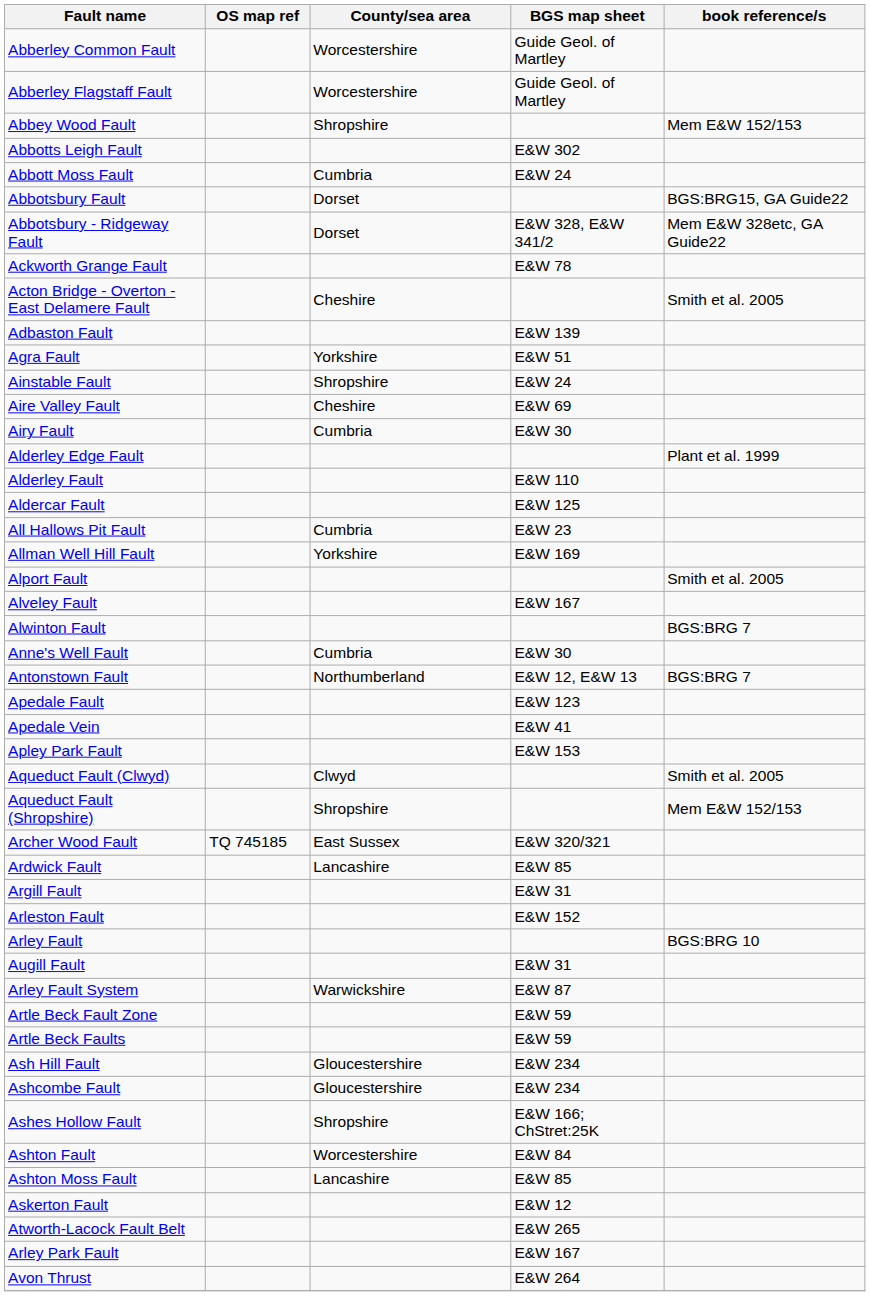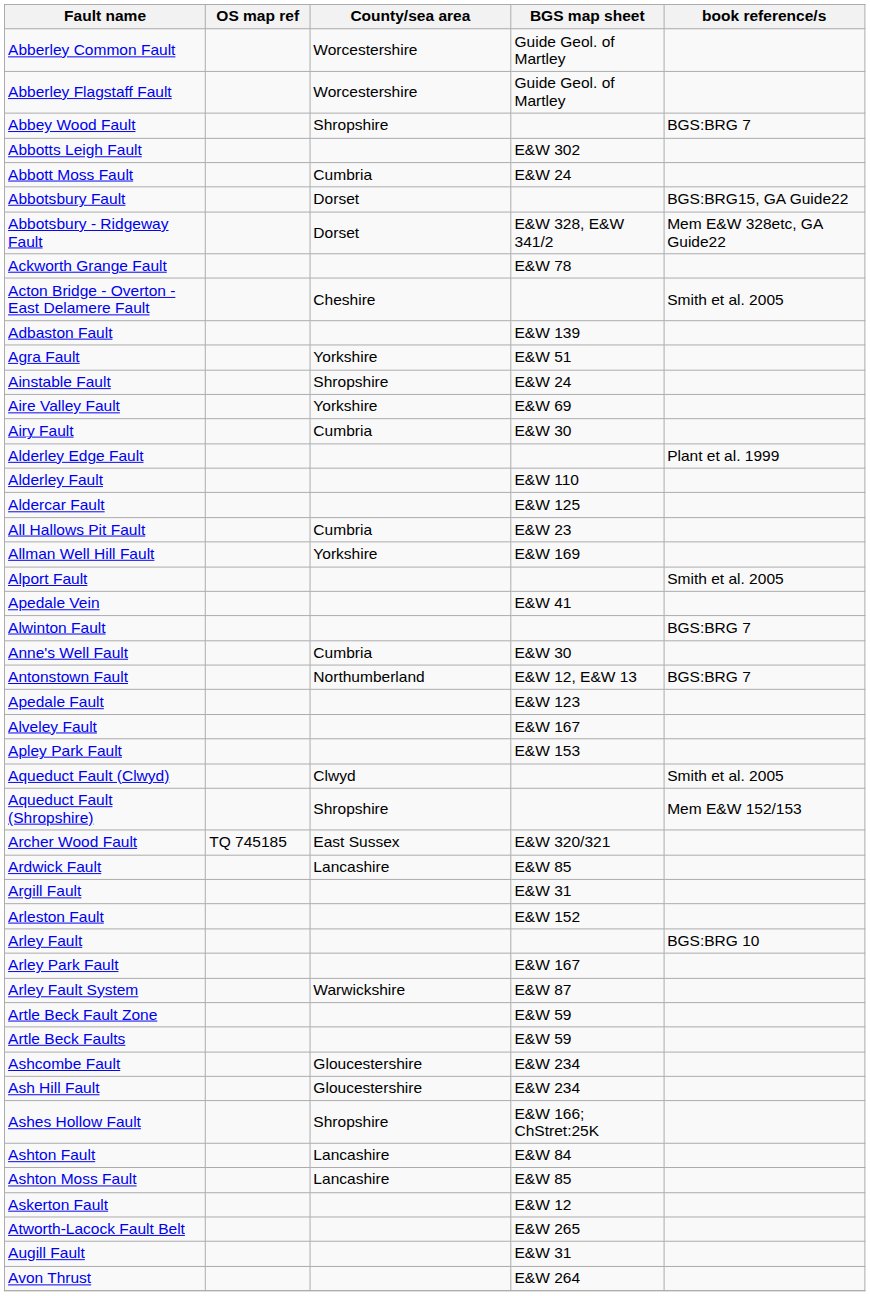(734, 125) Mem E&W 152/153 -> (709, 125) BGS:BRG 7
(344, 406) Cheshire -> (345, 406) Yorkshire
rows swapped: (52, 603) <-> (54, 726)
rows swapped: (63, 1253) <-> (46, 965)
rows swapped: (54, 1064) <-> (64, 1088)
(365, 1155) Worcestershire -> (351, 1155) Lancashire
